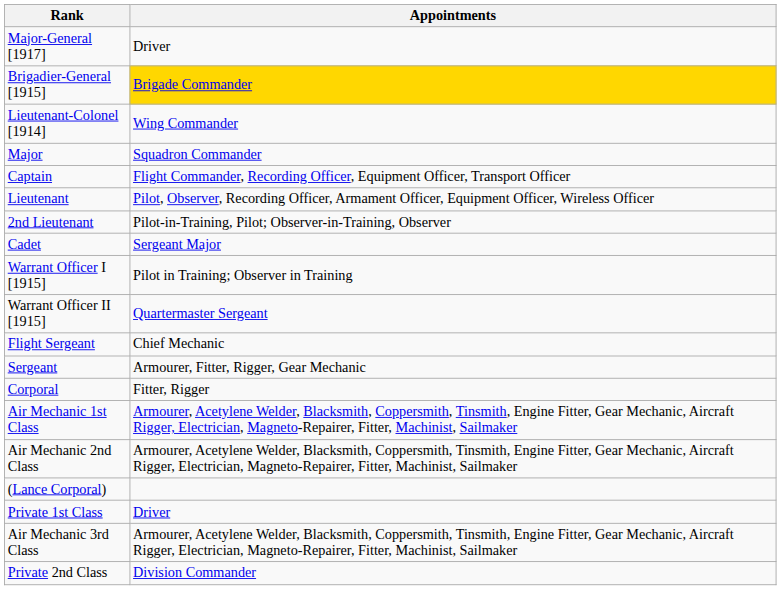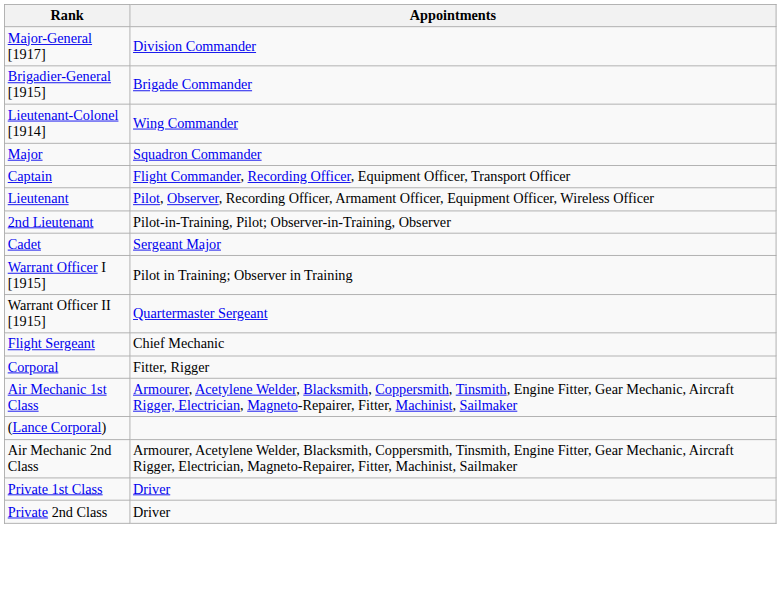(152, 46) Driver -> (195, 46) Division Commander
(193, 84) gold background -> (193, 84) no background
- row: (33, 366)
rows swapped: (57, 489) <-> (60, 458)
- row: (58, 542)
(195, 573) Division Commander -> (152, 511) Driver
